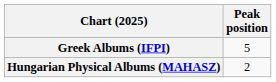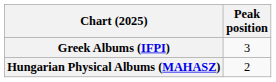(247, 47) 5 -> (247, 47) 3
